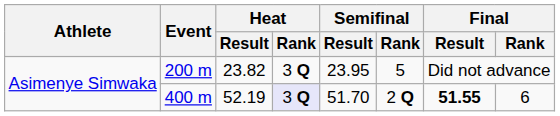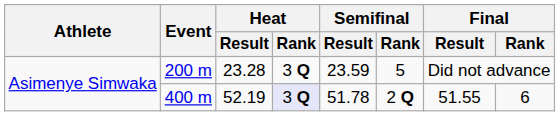(244, 71) 23.82 -> (244, 71) 23.28
(348, 71) 23.95 -> (348, 71) 23.59
(348, 97) 51.70 -> (348, 97) 51.78
(460, 97) bold -> (460, 97) normal
